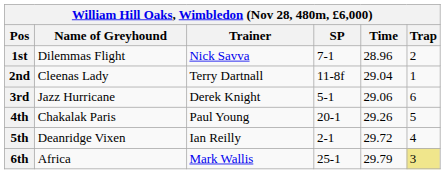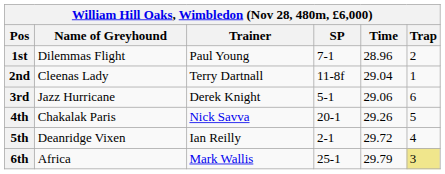(219, 55) Nick Savva -> (219, 55) Paul Young
(219, 117) Paul Young -> (219, 117) Nick Savva
